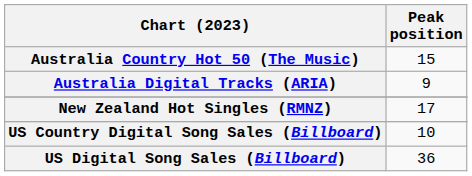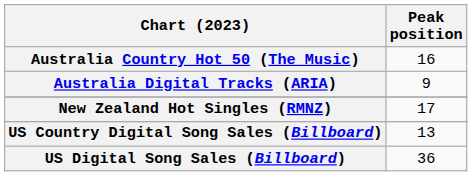(426, 59) 15 -> (426, 59) 16
(426, 134) 10 -> (426, 134) 13
